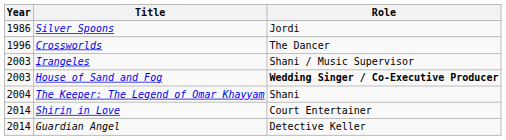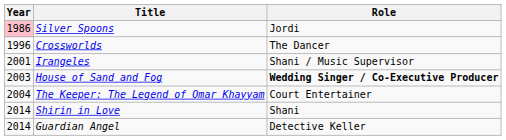(19, 29) no background -> (19, 29) pink background
(19, 61) 2003 -> (19, 61) 2001
(284, 94) Shani -> (321, 94) Court Entertainer
(321, 110) Court Entertainer -> (284, 110) Shani
